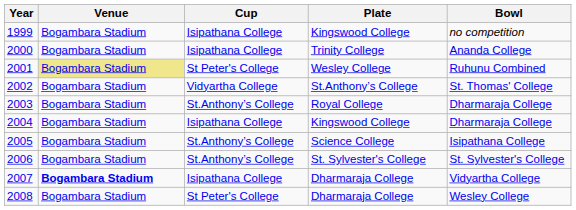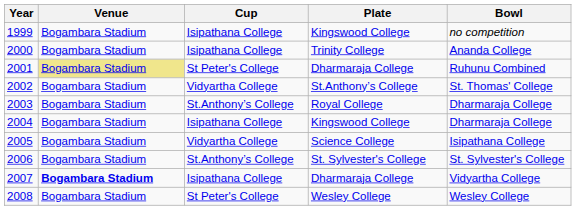(351, 68) Wesley College -> (362, 68) Dharmaraja College
(240, 141) St.Anthony’s College -> (232, 141) Vidyartha College
(362, 196) Dharmaraja College -> (351, 196) Wesley College
